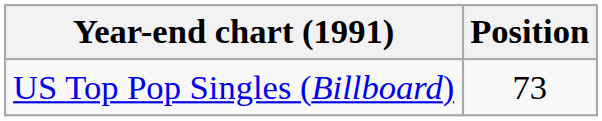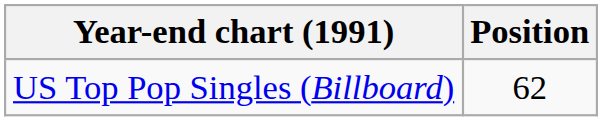(530, 86) 73 -> (530, 86) 62
